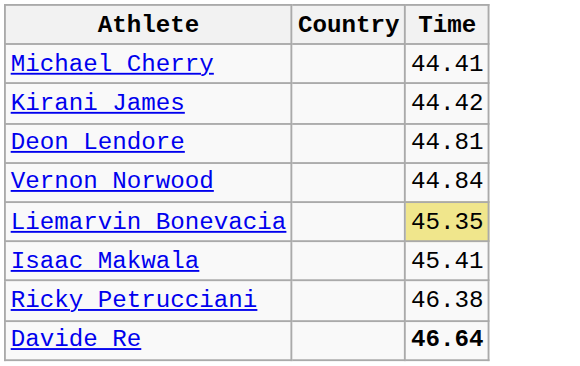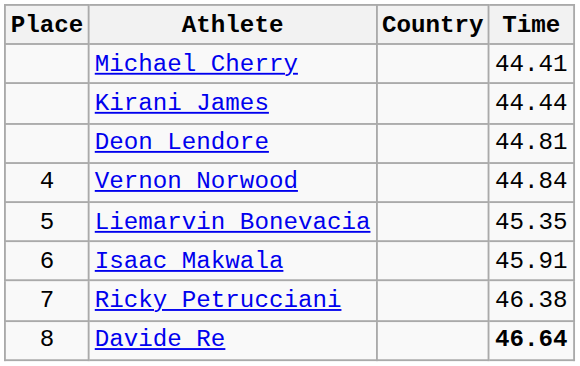+ column: (47, 25)
(447, 103) 44.42 -> (531, 103) 44.44
(447, 222) khaki background -> (531, 222) no background
(447, 261) 45.41 -> (531, 261) 45.91
